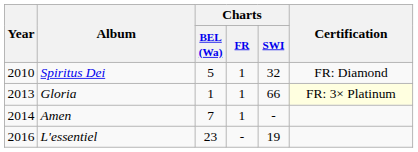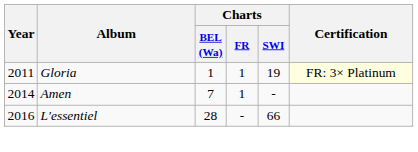- row: (73, 72)
(21, 94) 2013 -> (21, 72) 2011
(273, 94) 66 -> (273, 72) 19
(211, 136) 23 -> (211, 115) 28
(273, 136) 19 -> (273, 115) 66
